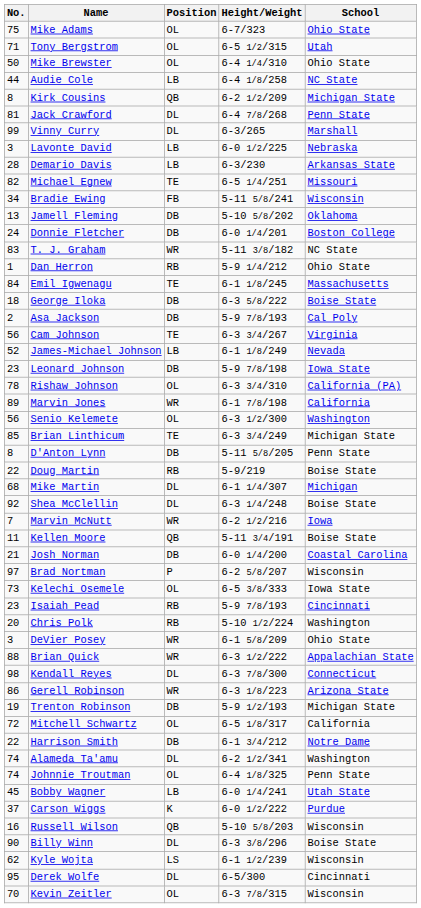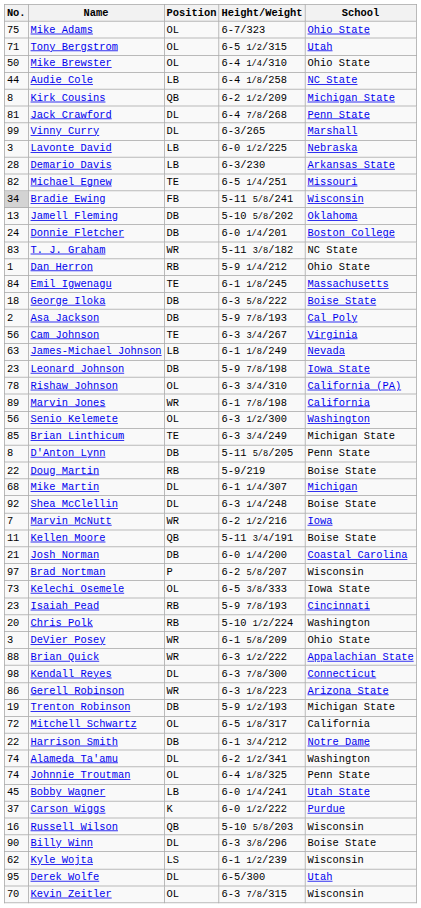(13, 199) no background -> (13, 199) lightgrey background
(13, 352) 52 -> (13, 352) 63
(339, 877) Cincinnati -> (320, 877) Utah
